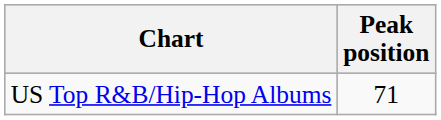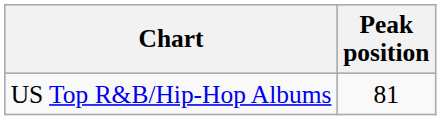(386, 93) 71 -> (386, 93) 81
